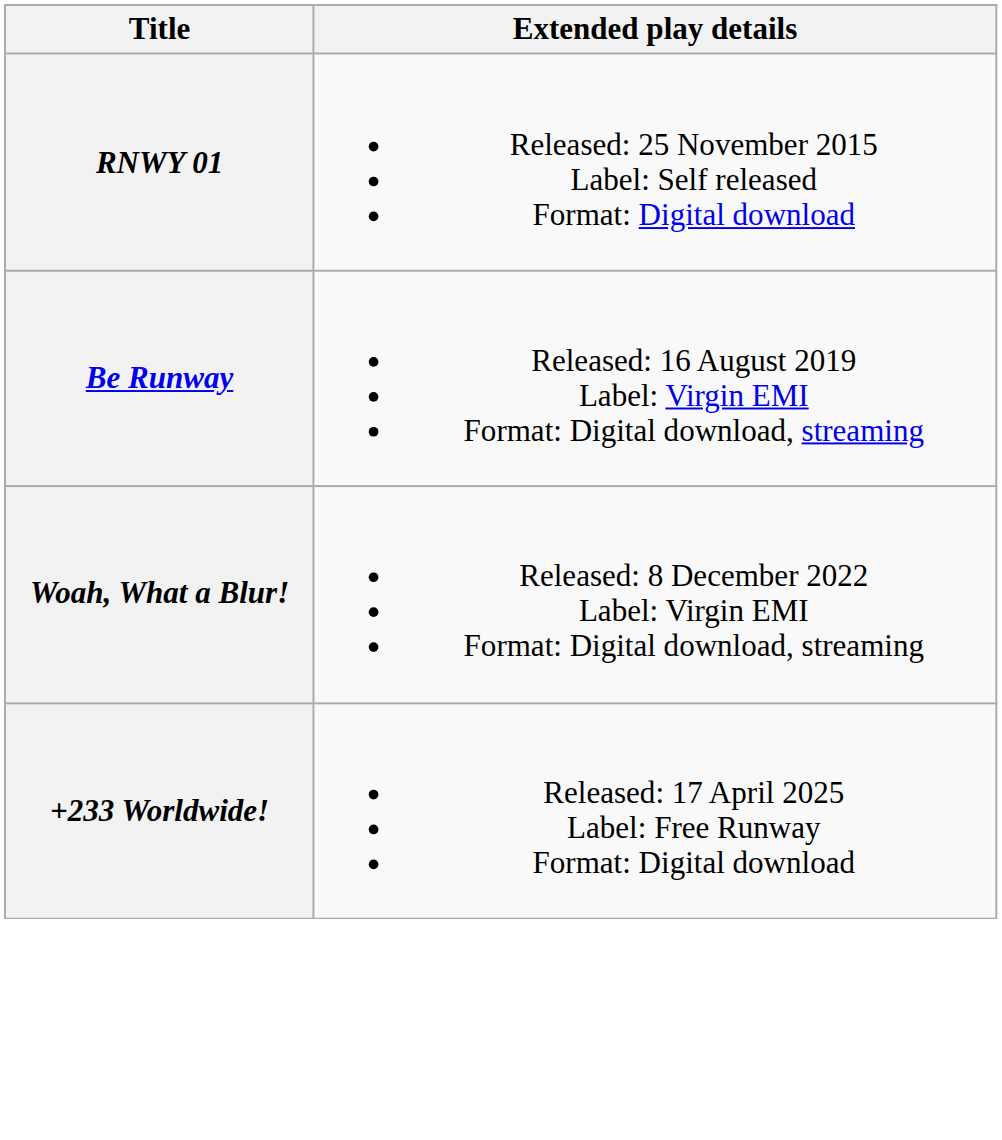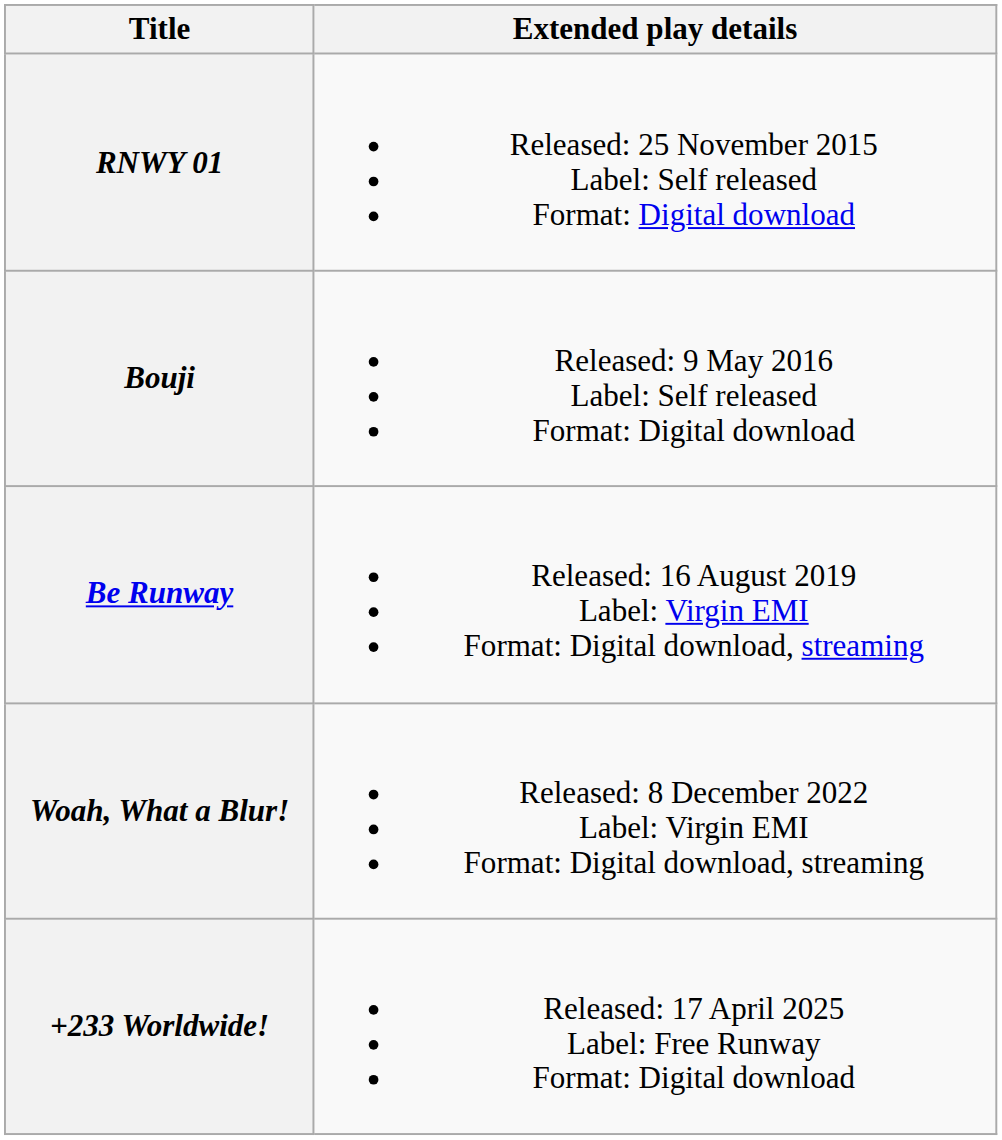+ row: (160, 377)
